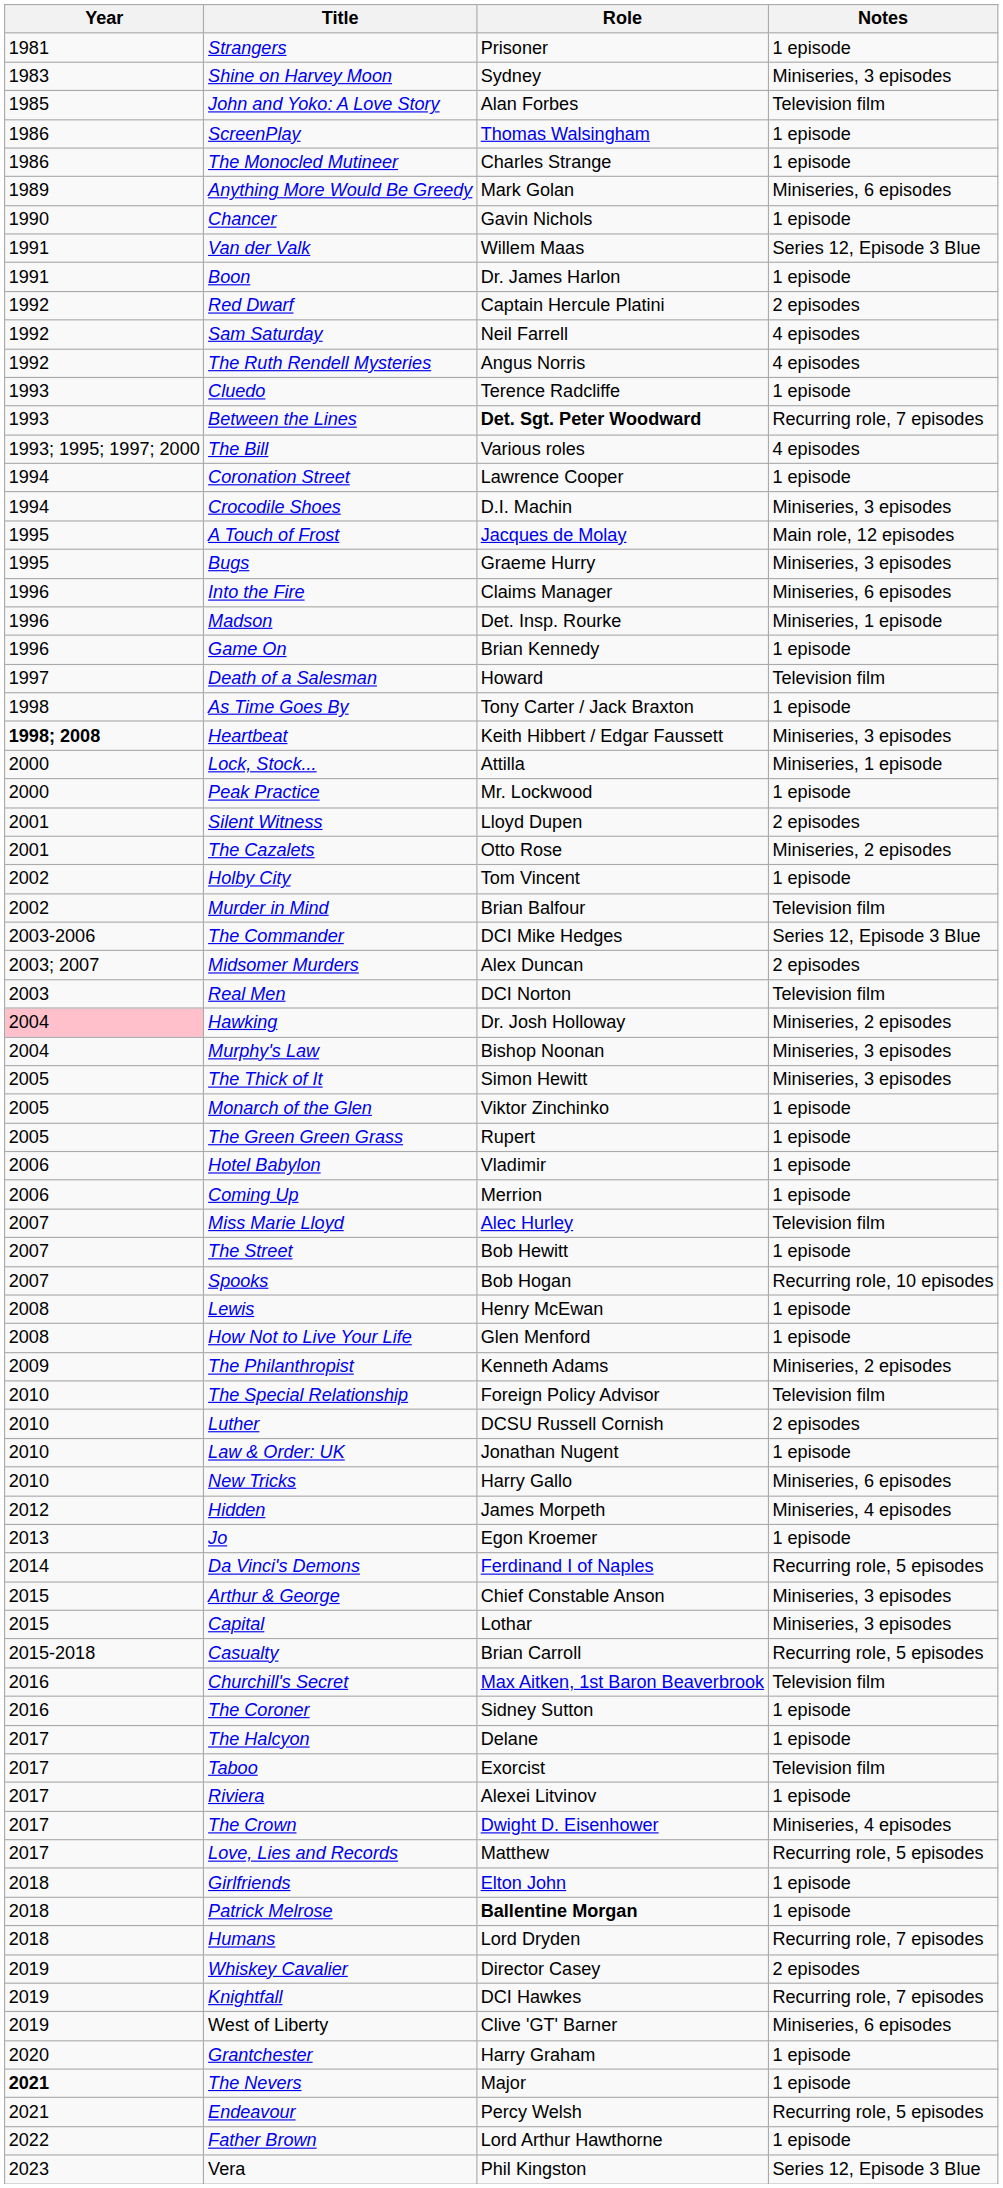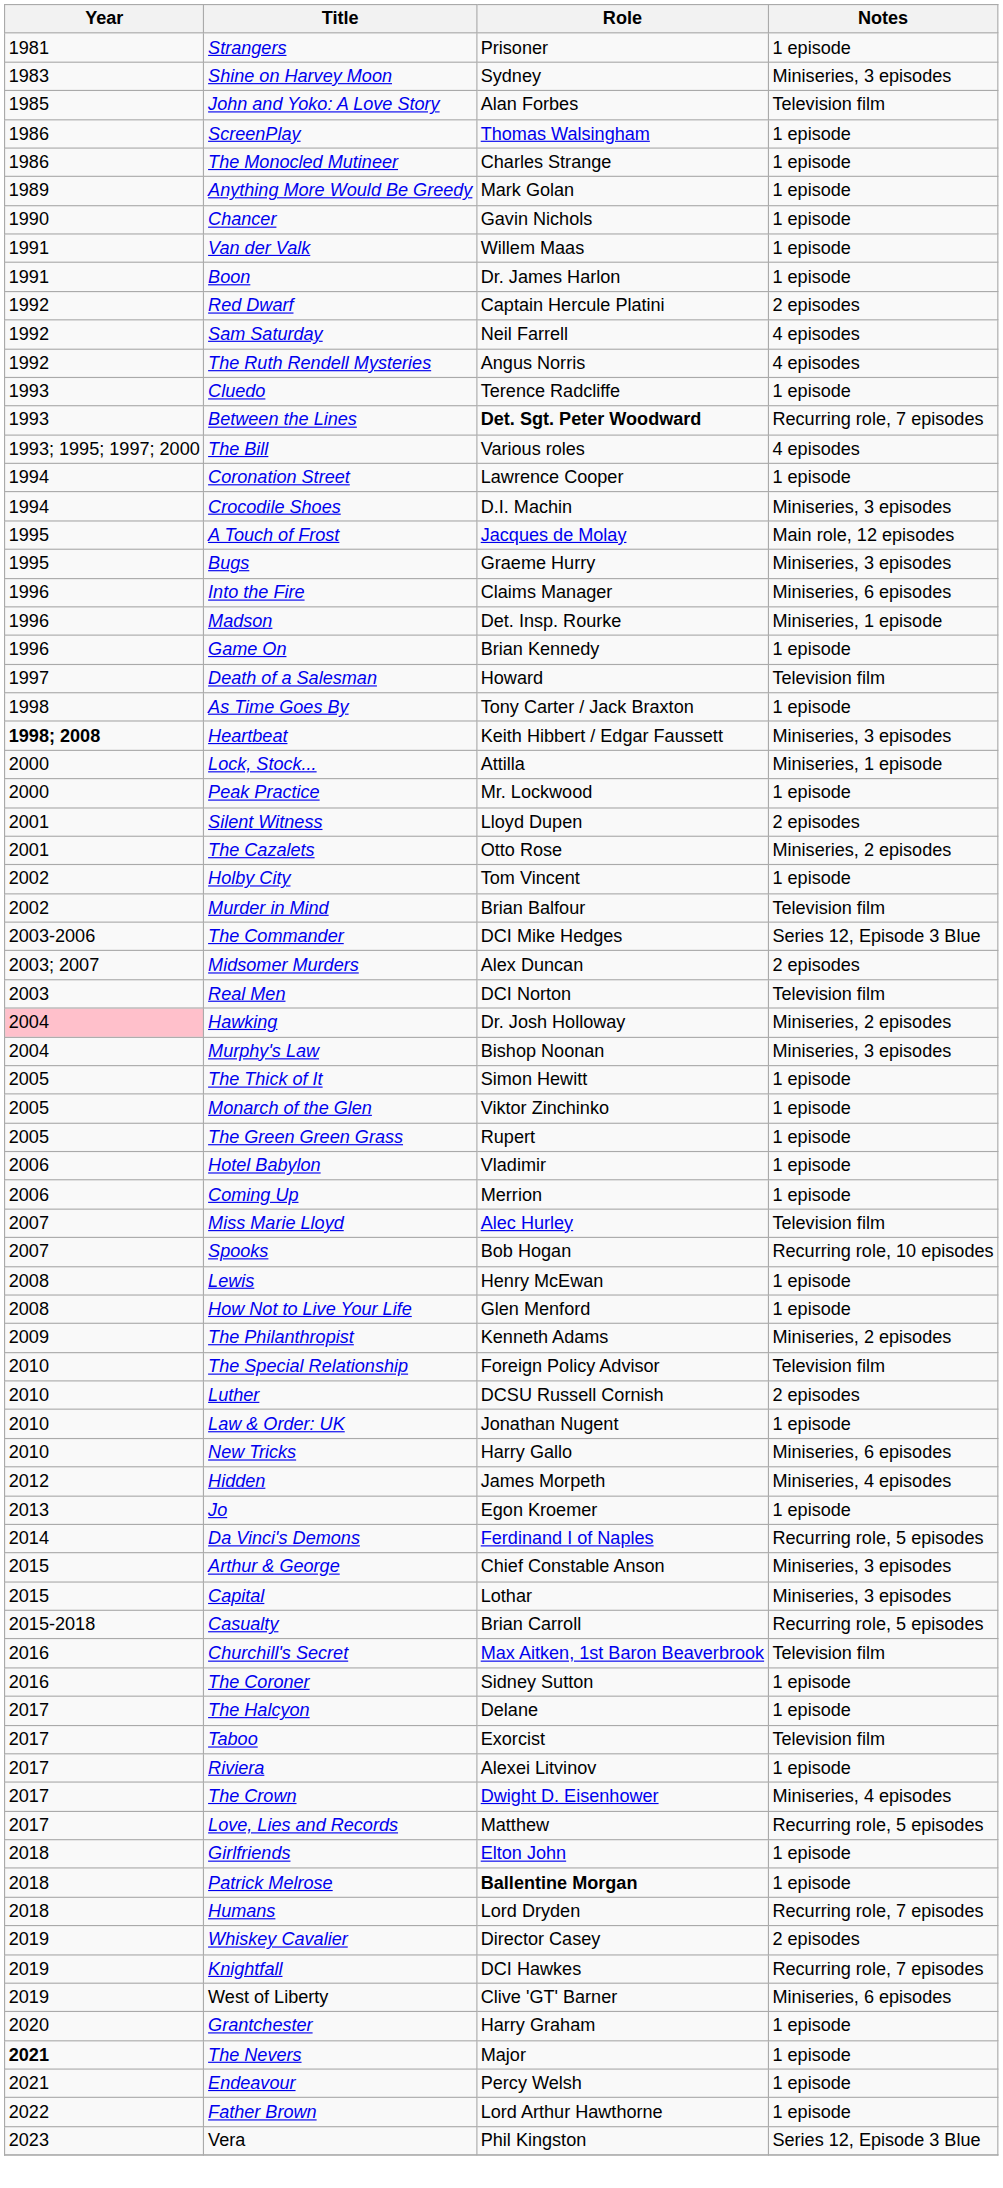(862, 190) Miniseries, 6 episodes -> (812, 190) 1 episode
(876, 248) Series 12, Episode 3 Blue -> (812, 248) 1 episode
(862, 1079) Miniseries, 3 episodes -> (812, 1079) 1 episode
- row: (250, 1251)
(878, 2112) Recurring role, 5 episodes -> (812, 2083) 1 episode
